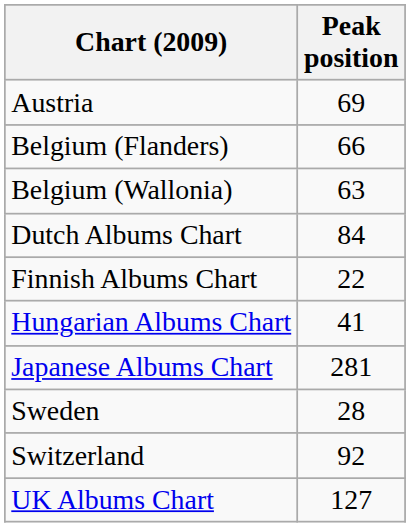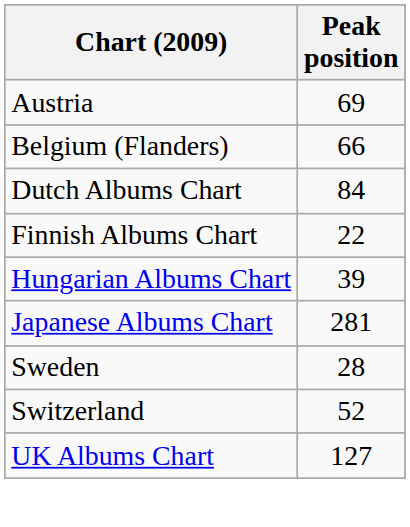- row: (122, 190)
(351, 322) 41 -> (351, 278) 39
(351, 455) 92 -> (351, 411) 52
